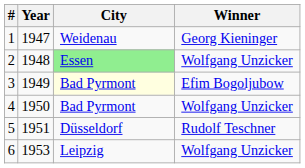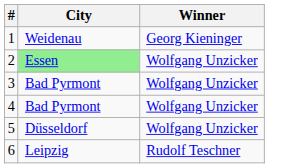- column: (36, 15)
(114, 83) lightyellow background -> (79, 83) no background
(231, 83) Efim Bogoljubow -> (200, 83) Wolfgang Unzicker
(227, 128) Rudolf Teschner -> (200, 128) Wolfgang Unzicker
(235, 151) Wolfgang Unzicker -> (191, 151) Rudolf Teschner
